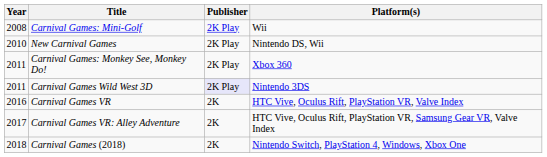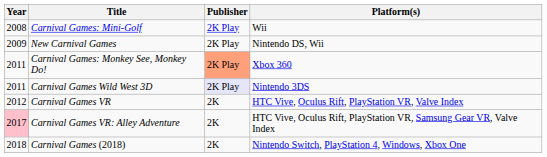(17, 43) 2010 -> (17, 43) 2009
(223, 65) no background -> (223, 65) lightsalmon background
(17, 102) 2016 -> (17, 102) 2012
(17, 123) no background -> (17, 123) pink background
